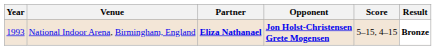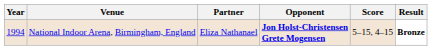(16, 32) 1993 -> (16, 32) 1994
(231, 32) bold -> (229, 32) normal
